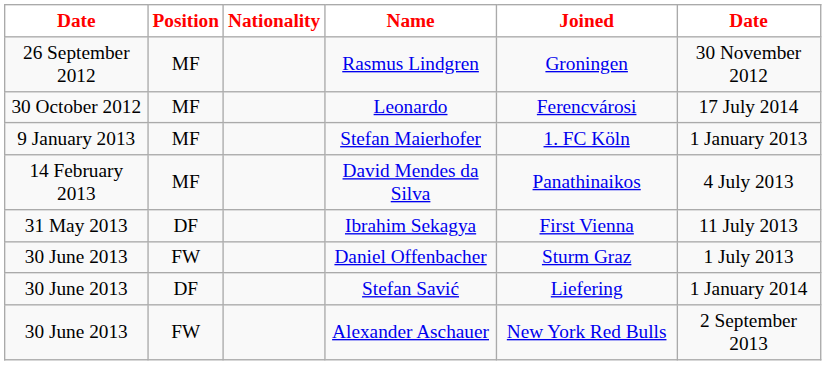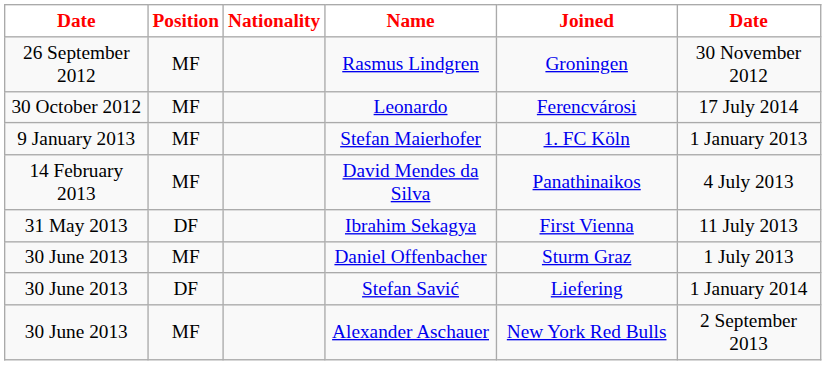(186, 257) FW -> (186, 257) MF
(186, 332) FW -> (186, 332) MF
